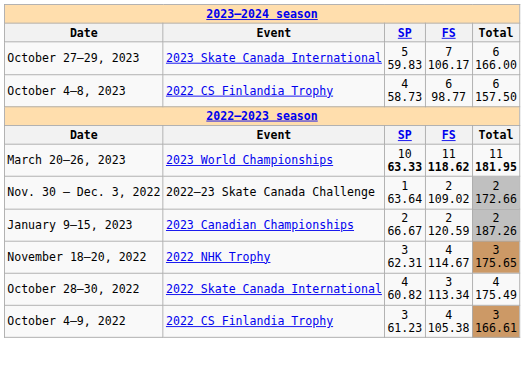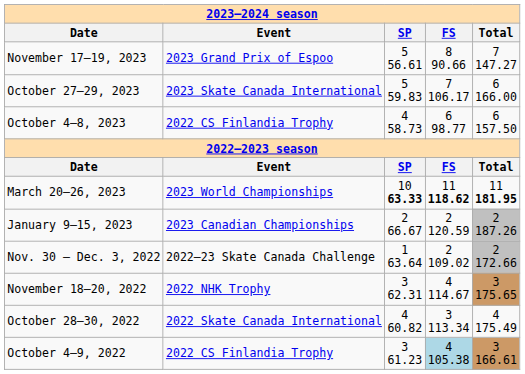+ row: (77, 58)
rows swapped: (70, 225) <-> (84, 193)
(449, 321) no background -> (449, 354) lightblue background
